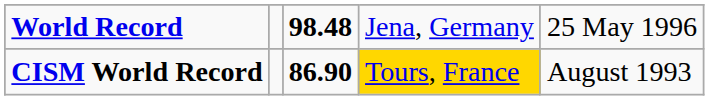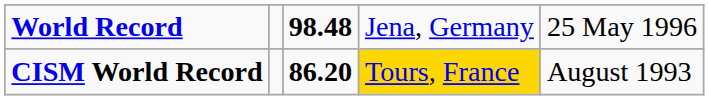(320, 71) 86.90 -> (320, 71) 86.20
